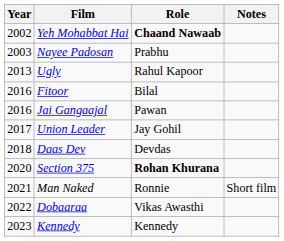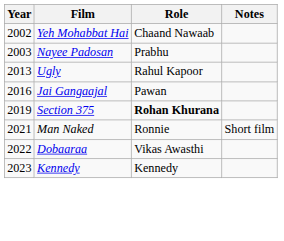(178, 33) bold -> (174, 33) normal
- row: (53, 91)
- row: (71, 129)
- row: (61, 149)
(19, 168) 2020 -> (19, 110) 2019
